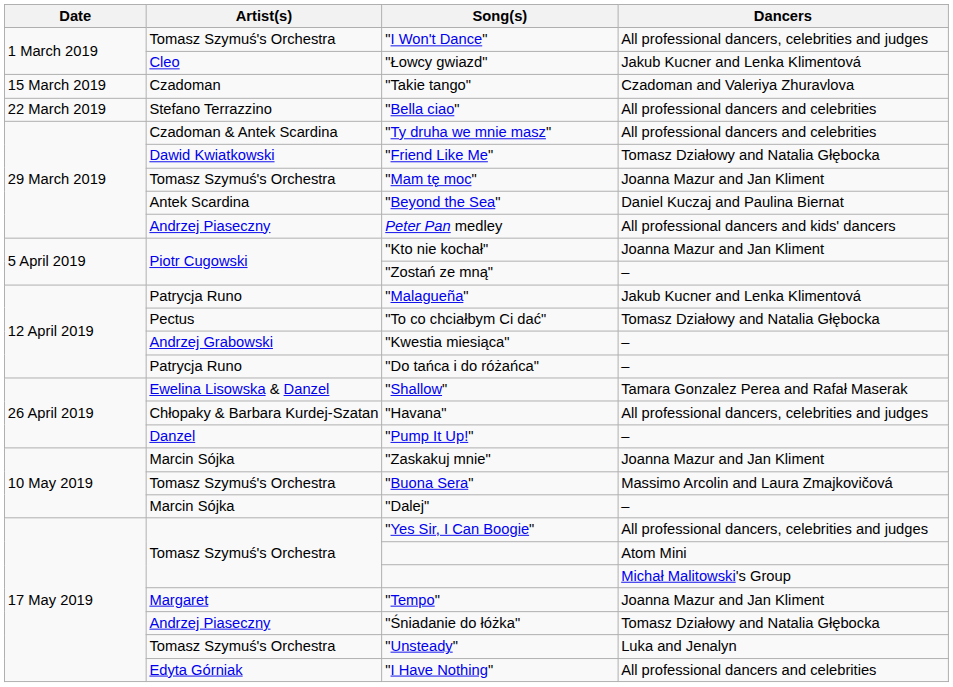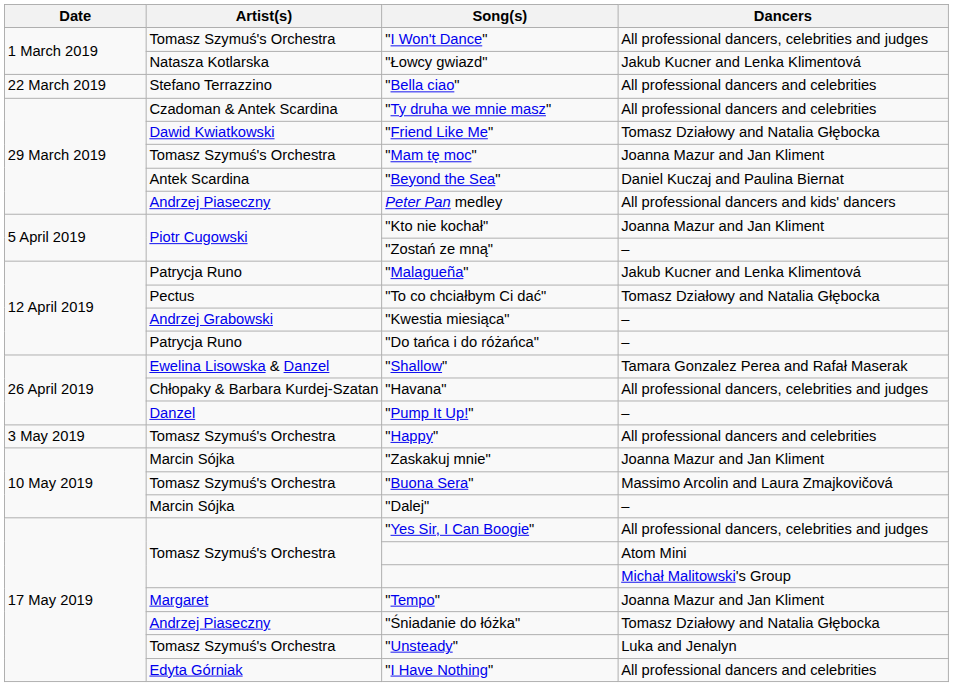(165, 62) Cleo -> (209, 62) Natasza Kotlarska
- row: (428, 86)
+ row: (412, 436)
